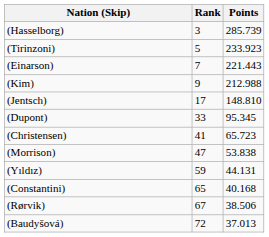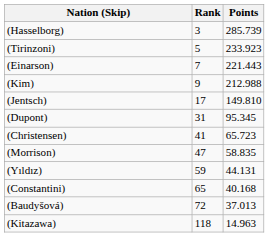(244, 100) 148.810 -> (244, 100) 149.810
(200, 118) 33 -> (200, 118) 31
(241, 153) 53.838 -> (241, 153) 58.835
- row: (26, 205)
+ row: (31, 223)
